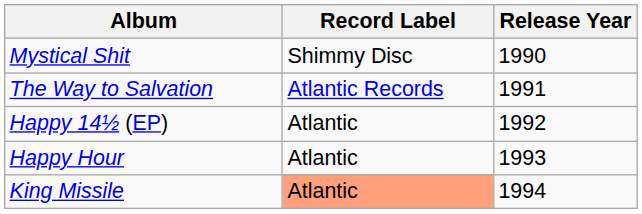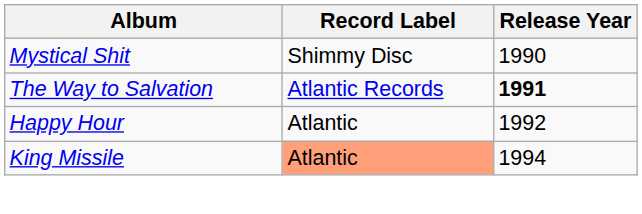(522, 89) normal -> (522, 89) bold
- row: (89, 123)
(522, 157) 1993 -> (522, 123) 1992
